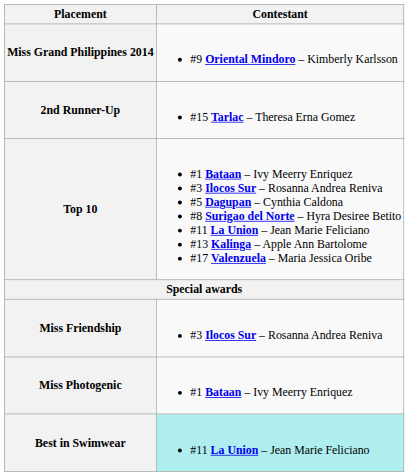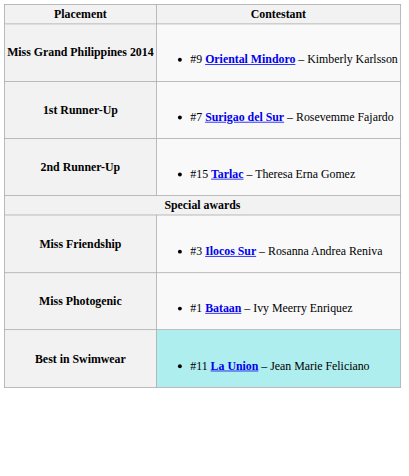+ row: (80, 110)
- row: (80, 209)
